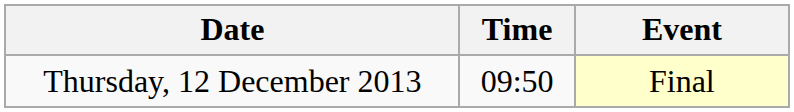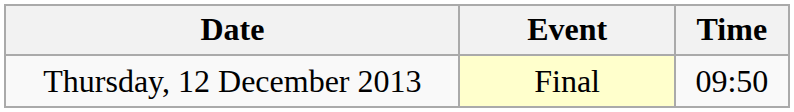columns swapped: (517, 29) <-> (682, 29)
